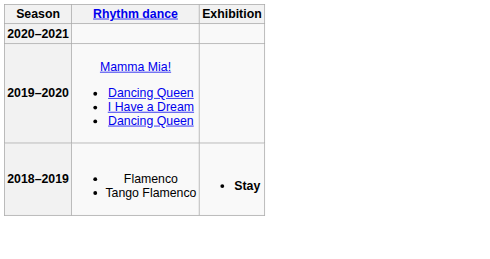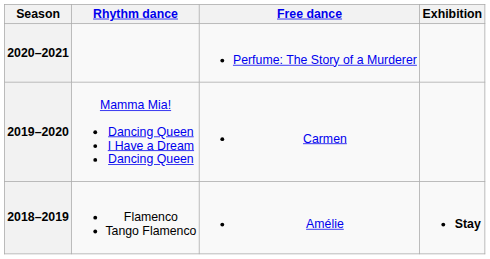+ column: (310, 14)
